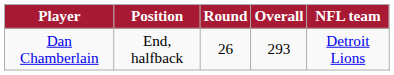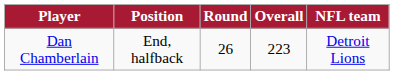(279, 49) 293 -> (279, 49) 223
